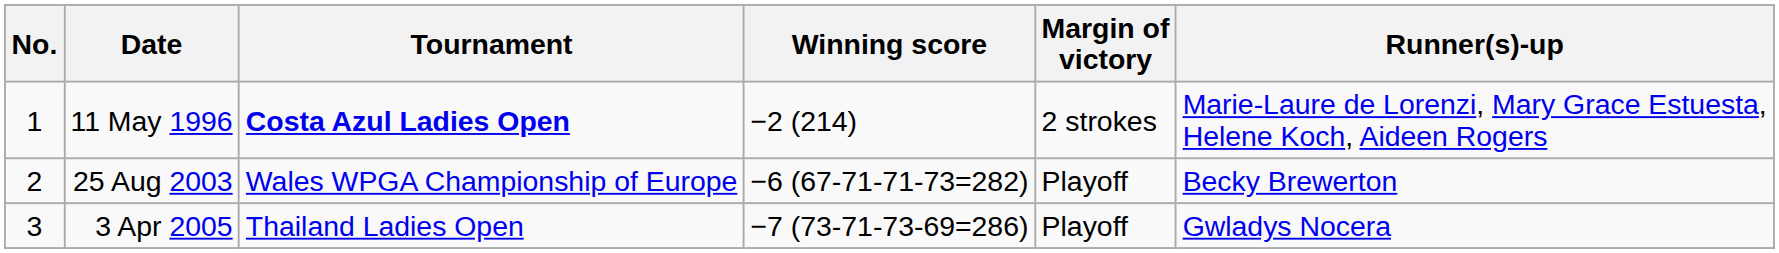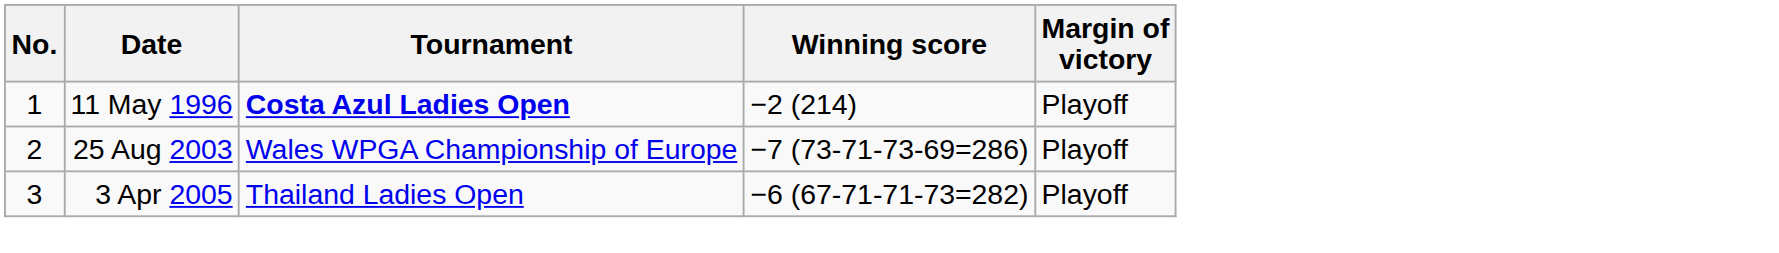- column: (1475, 44)
(1099, 120) 2 strokes -> (1085, 104) Playoff
(889, 181) −6 (67-71-71-73=282) -> (889, 149) −7 (73-71-73-69=286)
(889, 226) −7 (73-71-73-69=286) -> (889, 194) −6 (67-71-71-73=282)
